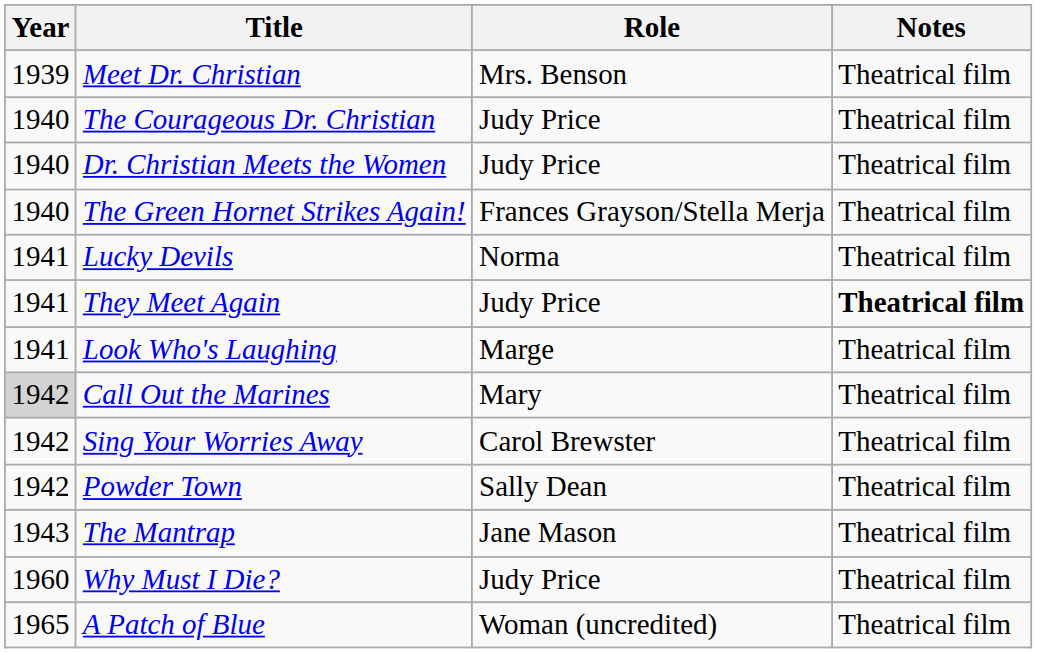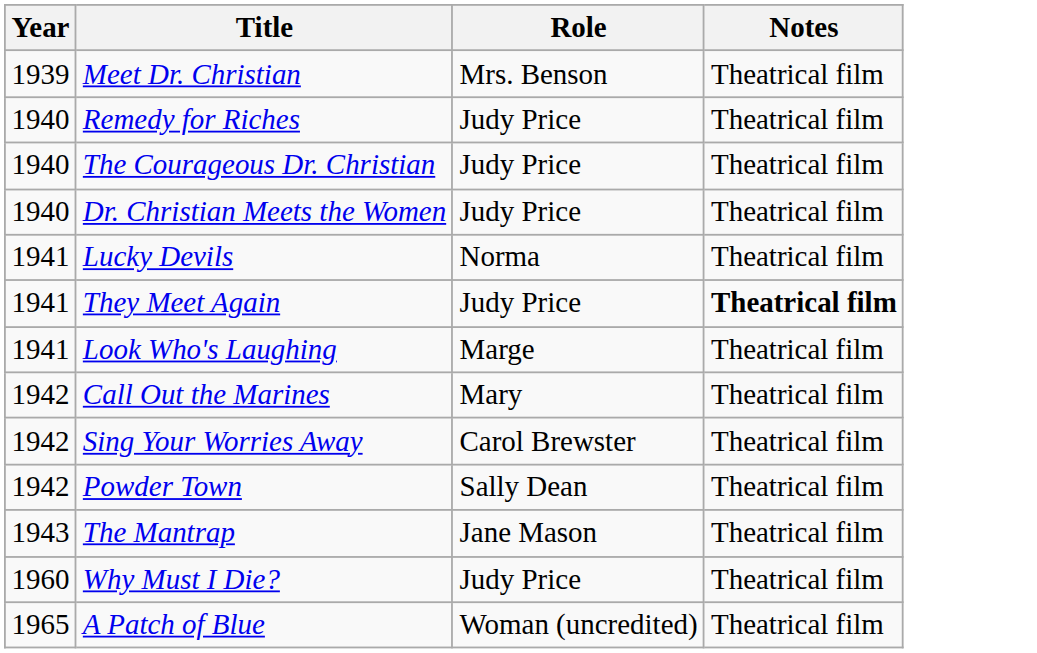+ row: (191, 119)
- row: (274, 211)
(41, 394) lightgrey background -> (41, 394) no background
